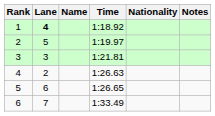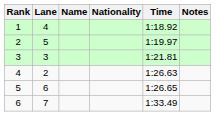columns swapped: (153, 12) <-> (108, 12)
(46, 27) bold -> (46, 27) normal
